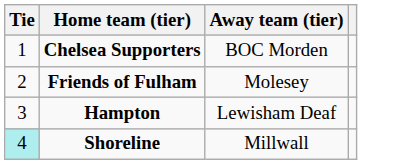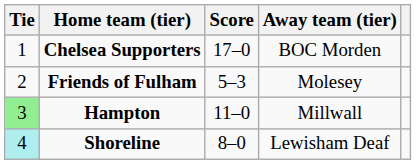+ column: (232, 19)
(22, 112) no background -> (22, 112) lightgreen background
(277, 112) Lewisham Deaf -> (330, 112) Millwall
(276, 143) Millwall -> (330, 143) Lewisham Deaf
